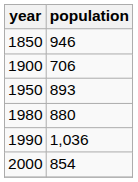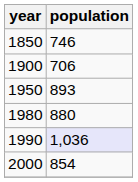(63, 41) 946 -> (63, 41) 746
(69, 139) no background -> (69, 139) lavender background
